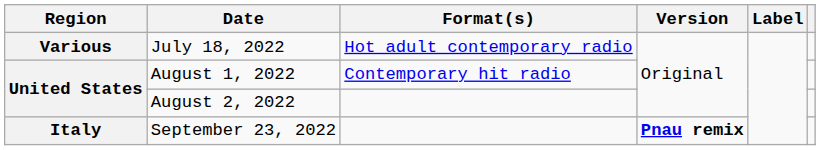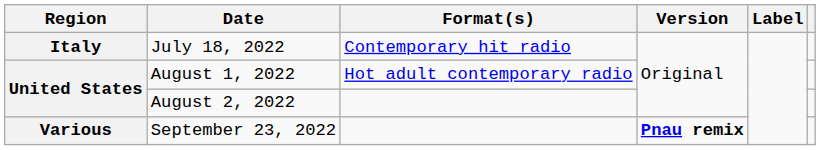(76, 47) Various -> (76, 47) Italy
(489, 47) Hot adult contemporary radio -> (458, 47) Contemporary hit radio
(458, 75) Contemporary hit radio -> (489, 75) Hot adult contemporary radio
(76, 131) Italy -> (76, 131) Various
